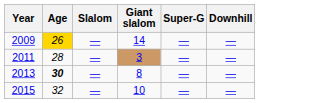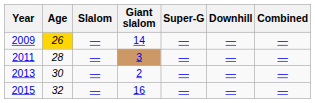+ column: (283, 18)
(58, 73) bold -> (58, 73) normal
(139, 73) 8 -> (139, 73) 2
(139, 90) 10 -> (139, 90) 16
